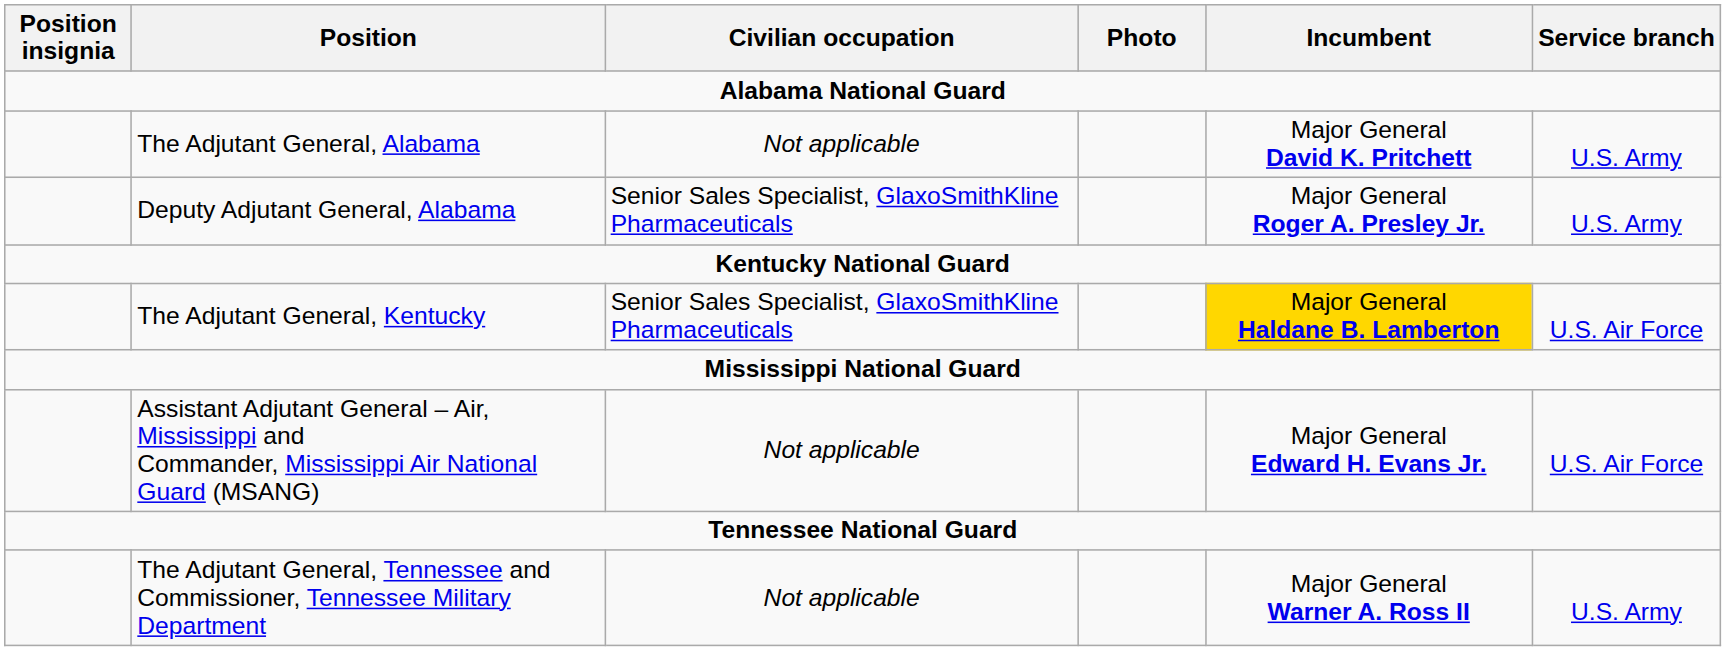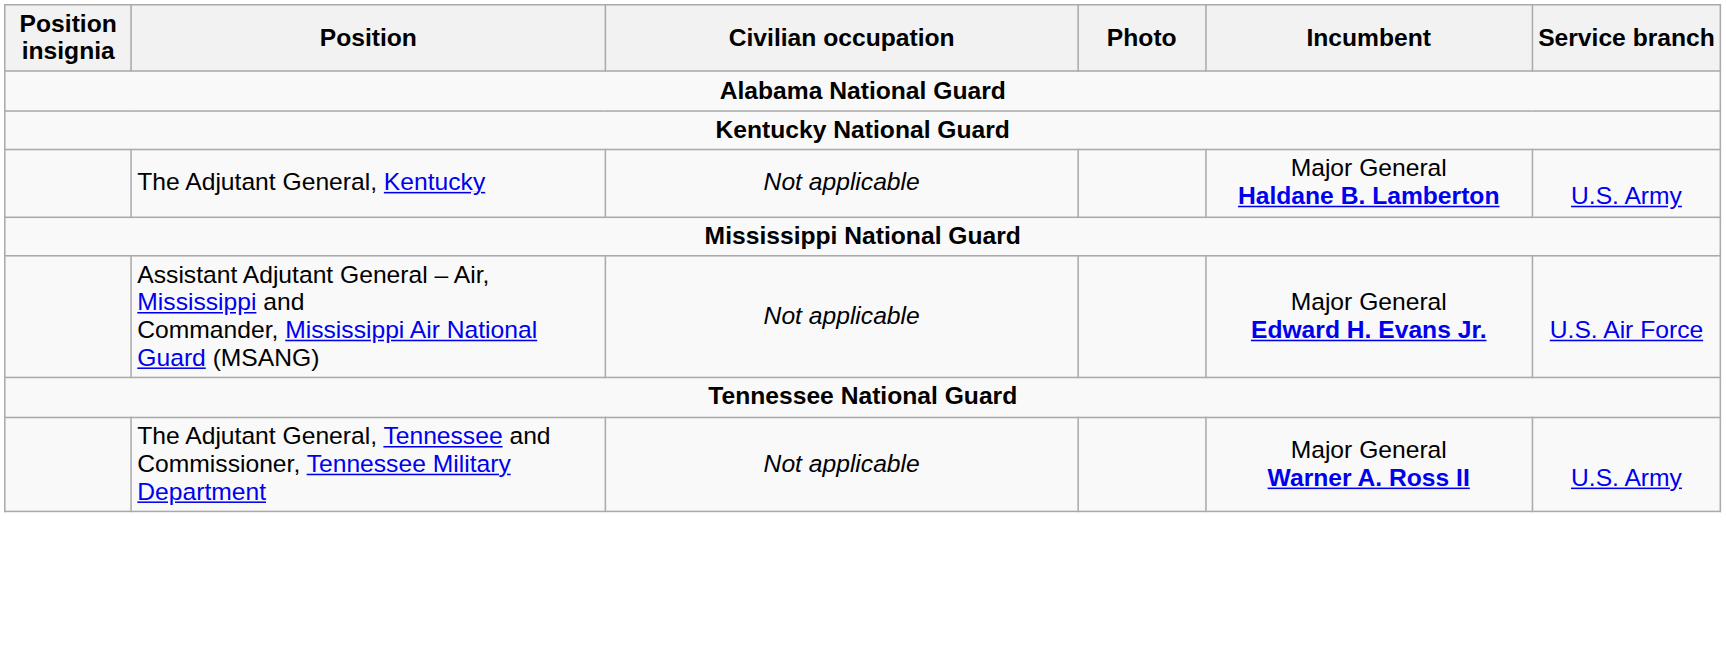- row: (309, 143)
- row: (326, 210)
(835, 316) Senior Sales Specialist, GlaxoSmithKline Pharmaceuticals -> (842, 182) Not applicable
(1369, 316) gold background -> (1369, 182) no background
(1626, 330) U.S. Air Force -> (1626, 196) U.S. Army
